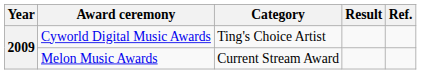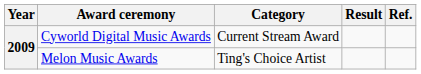(271, 36) Ting's Choice Artist -> (278, 36) Current Stream Award
(278, 58) Current Stream Award -> (271, 58) Ting's Choice Artist
